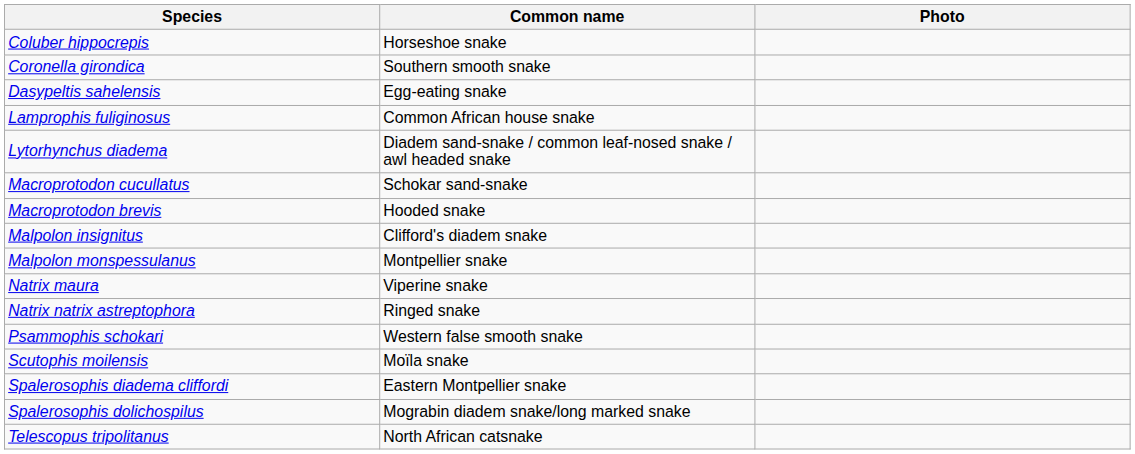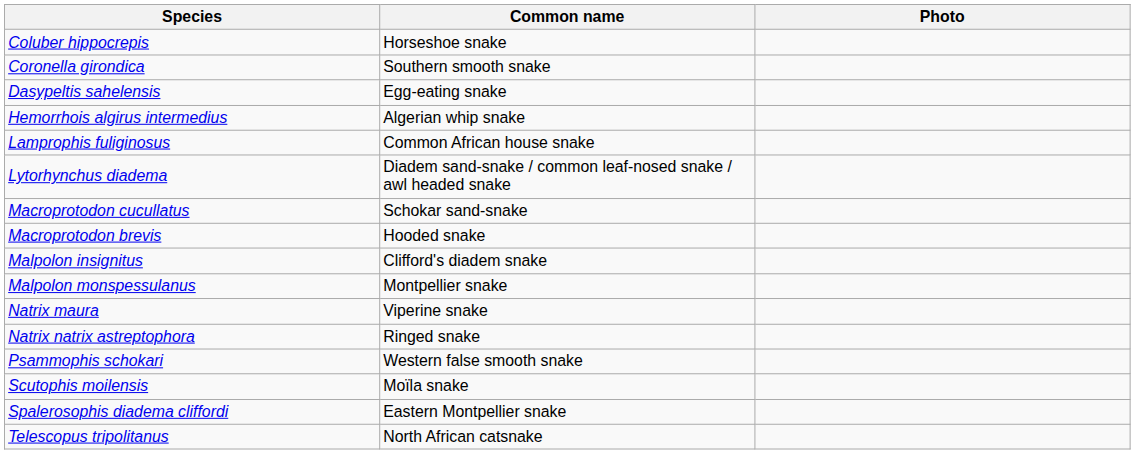+ row: (118, 117)
- row: (106, 411)
